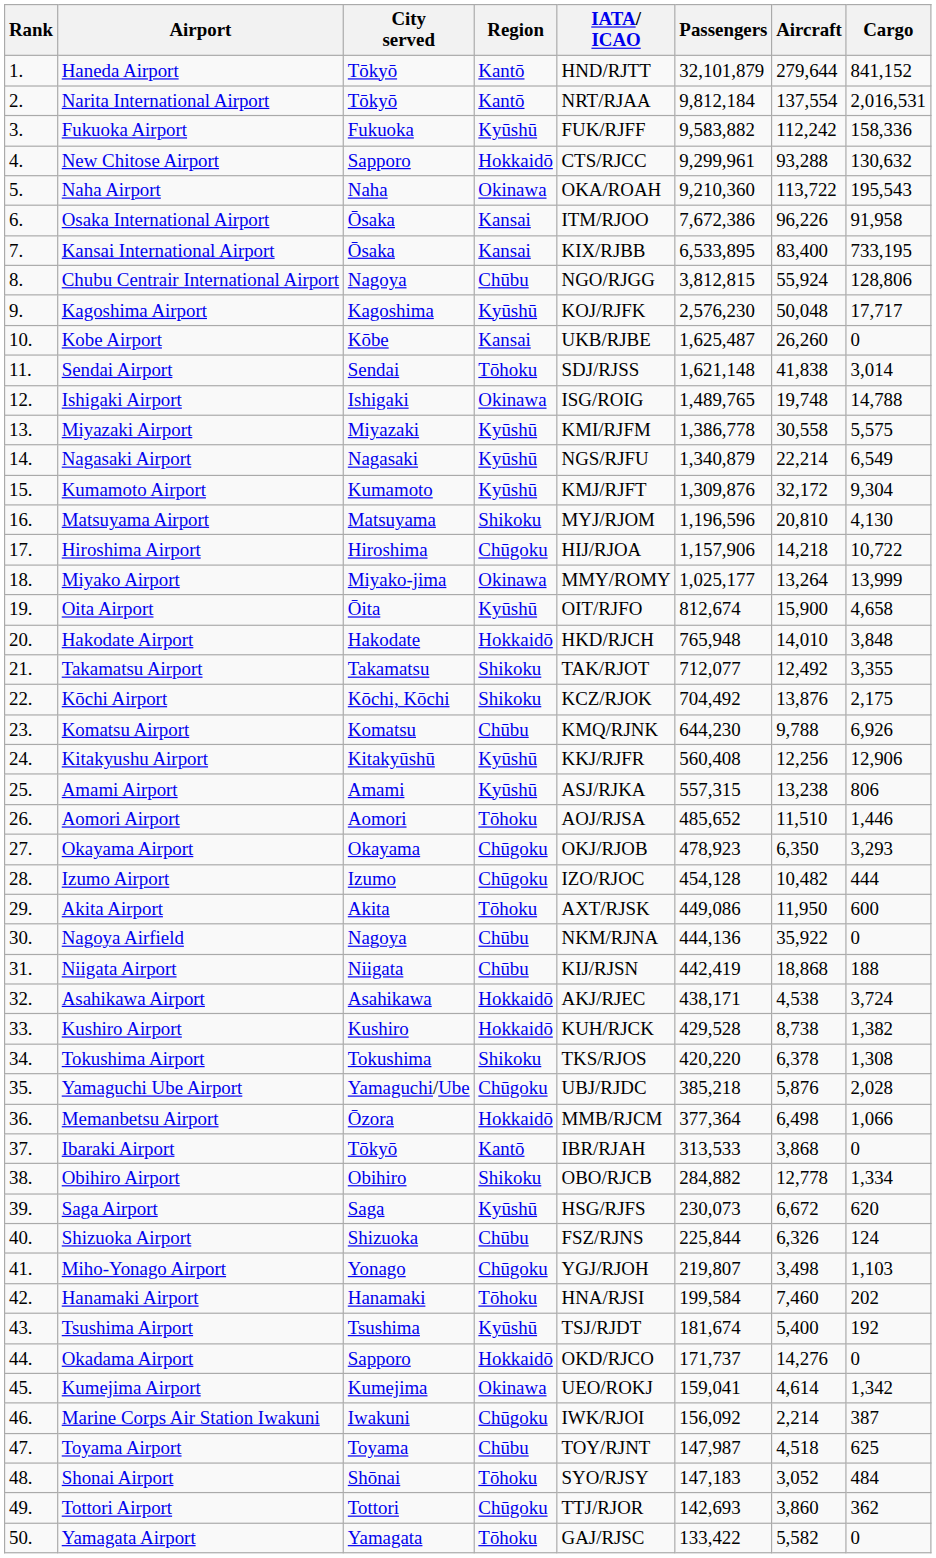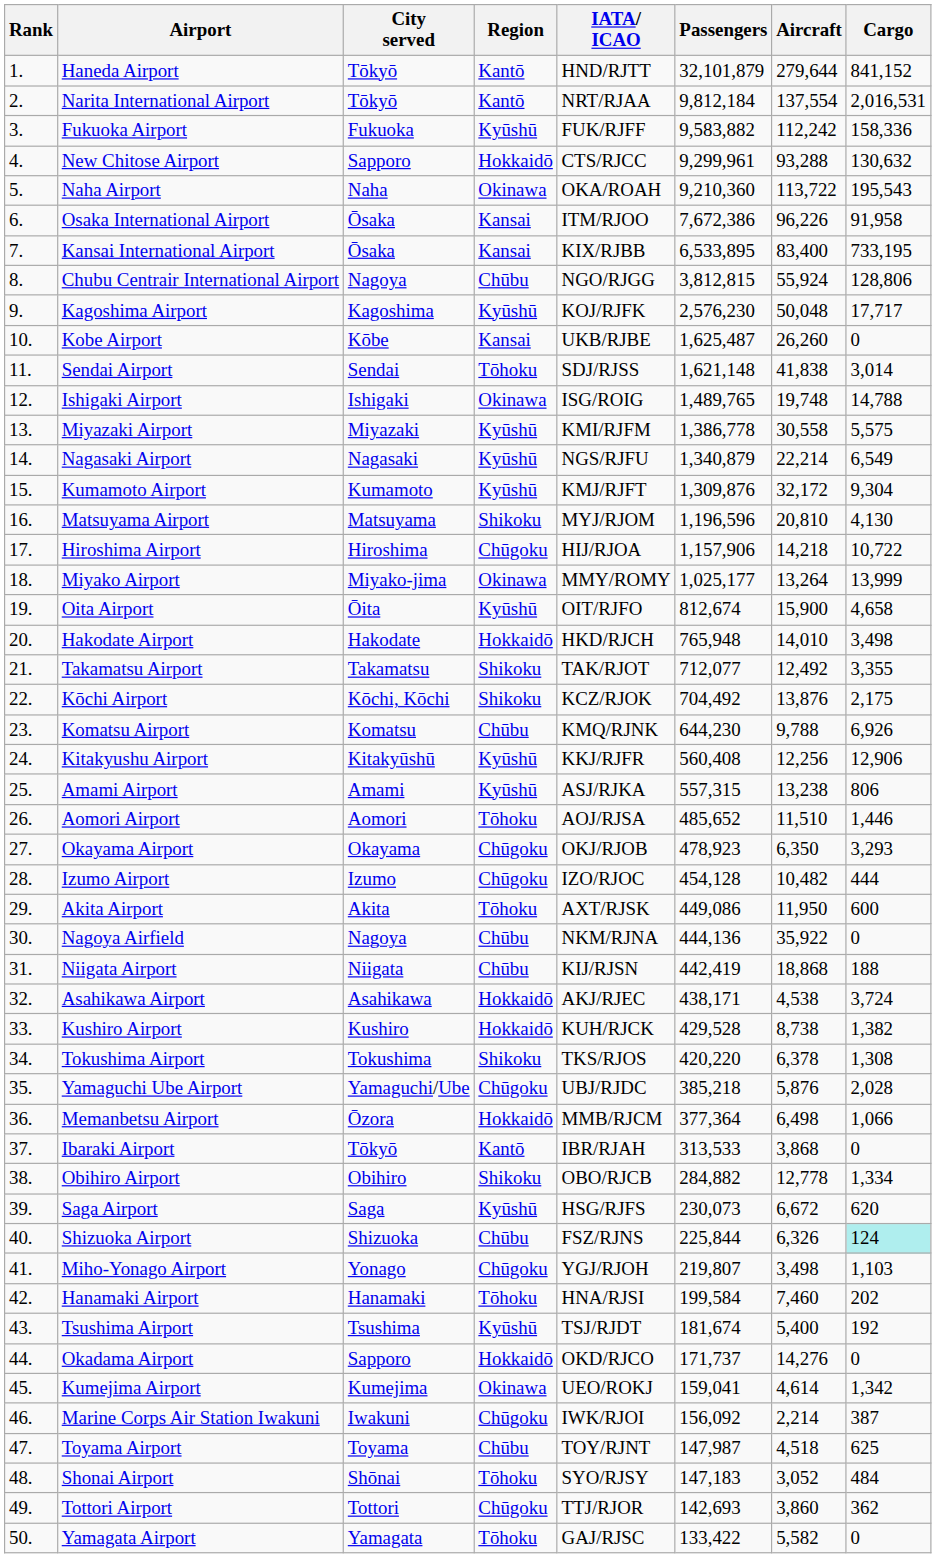(872, 639) 3,848 -> (872, 639) 3,498
(865, 1238) no background -> (865, 1238) paleturquoise background
